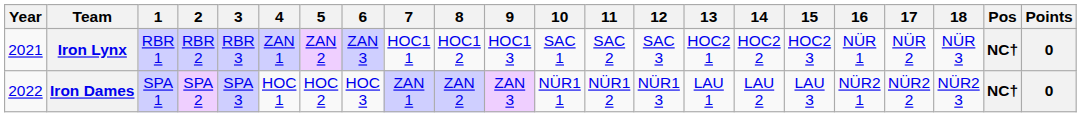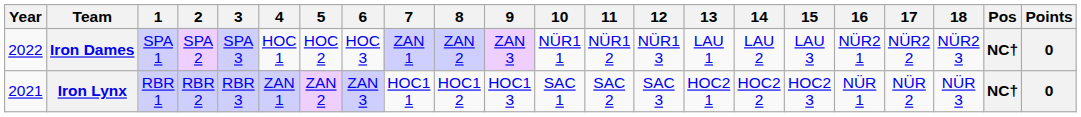rows swapped: (92, 49) <-> (92, 91)
